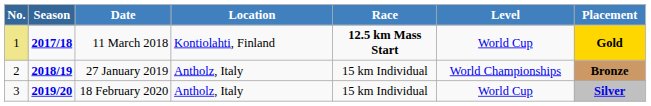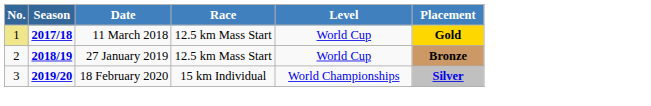- column: (252, 14)
(385, 42) bold -> (223, 35) normal
(385, 70) 15 km Individual -> (223, 56) 12.5 km Mass Start
(505, 70) World Championships -> (344, 56) World Cup
(505, 91) World Cup -> (344, 76) World Championships
